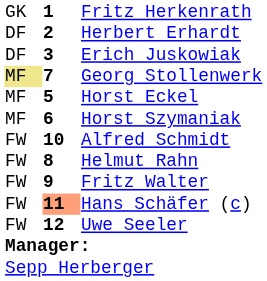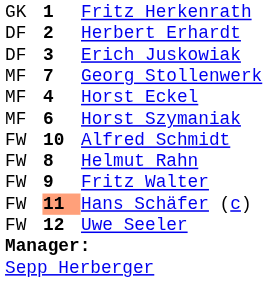(16, 76) khaki background -> (16, 76) no background
(48, 98) 5 -> (48, 98) 4
